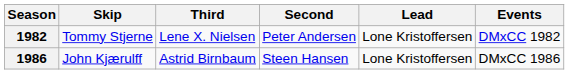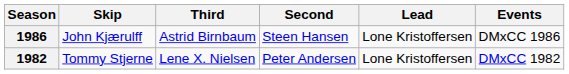rows swapped: (32, 36) <-> (32, 58)
